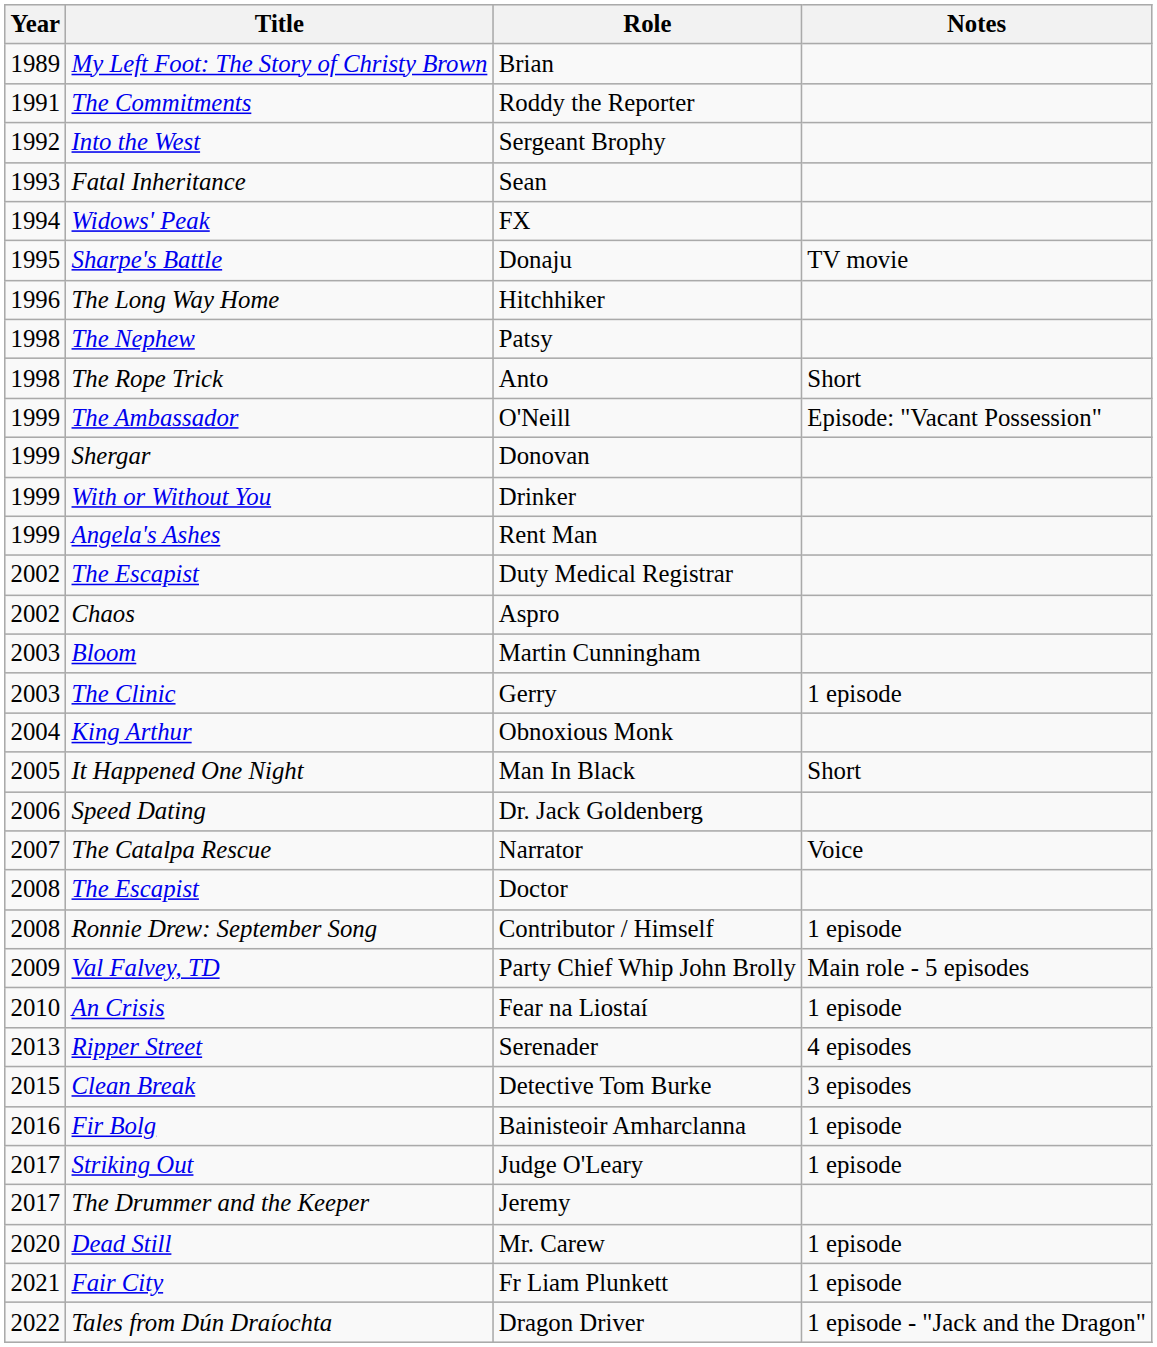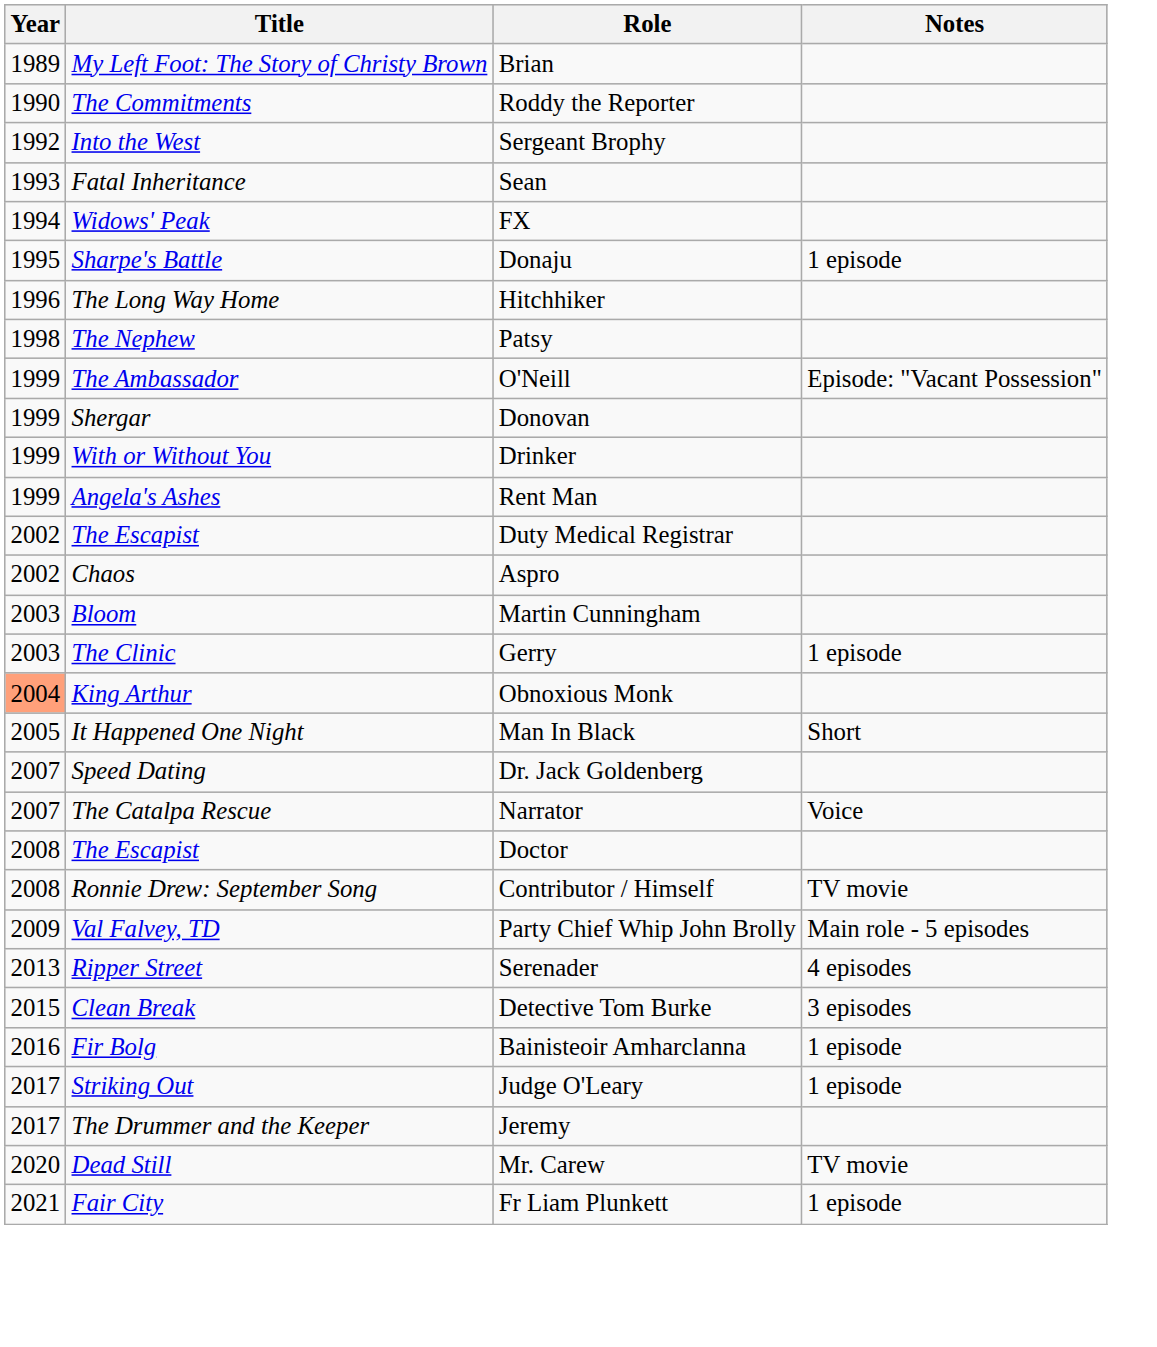(35, 102) 1991 -> (35, 102) 1990
(858, 260) TV movie -> (855, 260) 1 episode
- row: (524, 378)
(35, 732) no background -> (35, 692) lightsalmon background
(35, 810) 2006 -> (35, 771) 2007
(855, 928) 1 episode -> (858, 889) TV movie
- row: (573, 1007)
(855, 1243) 1 episode -> (858, 1164) TV movie
- row: (571, 1322)
